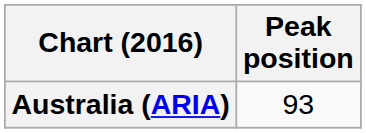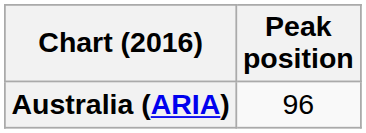(298, 104) 93 -> (298, 104) 96
